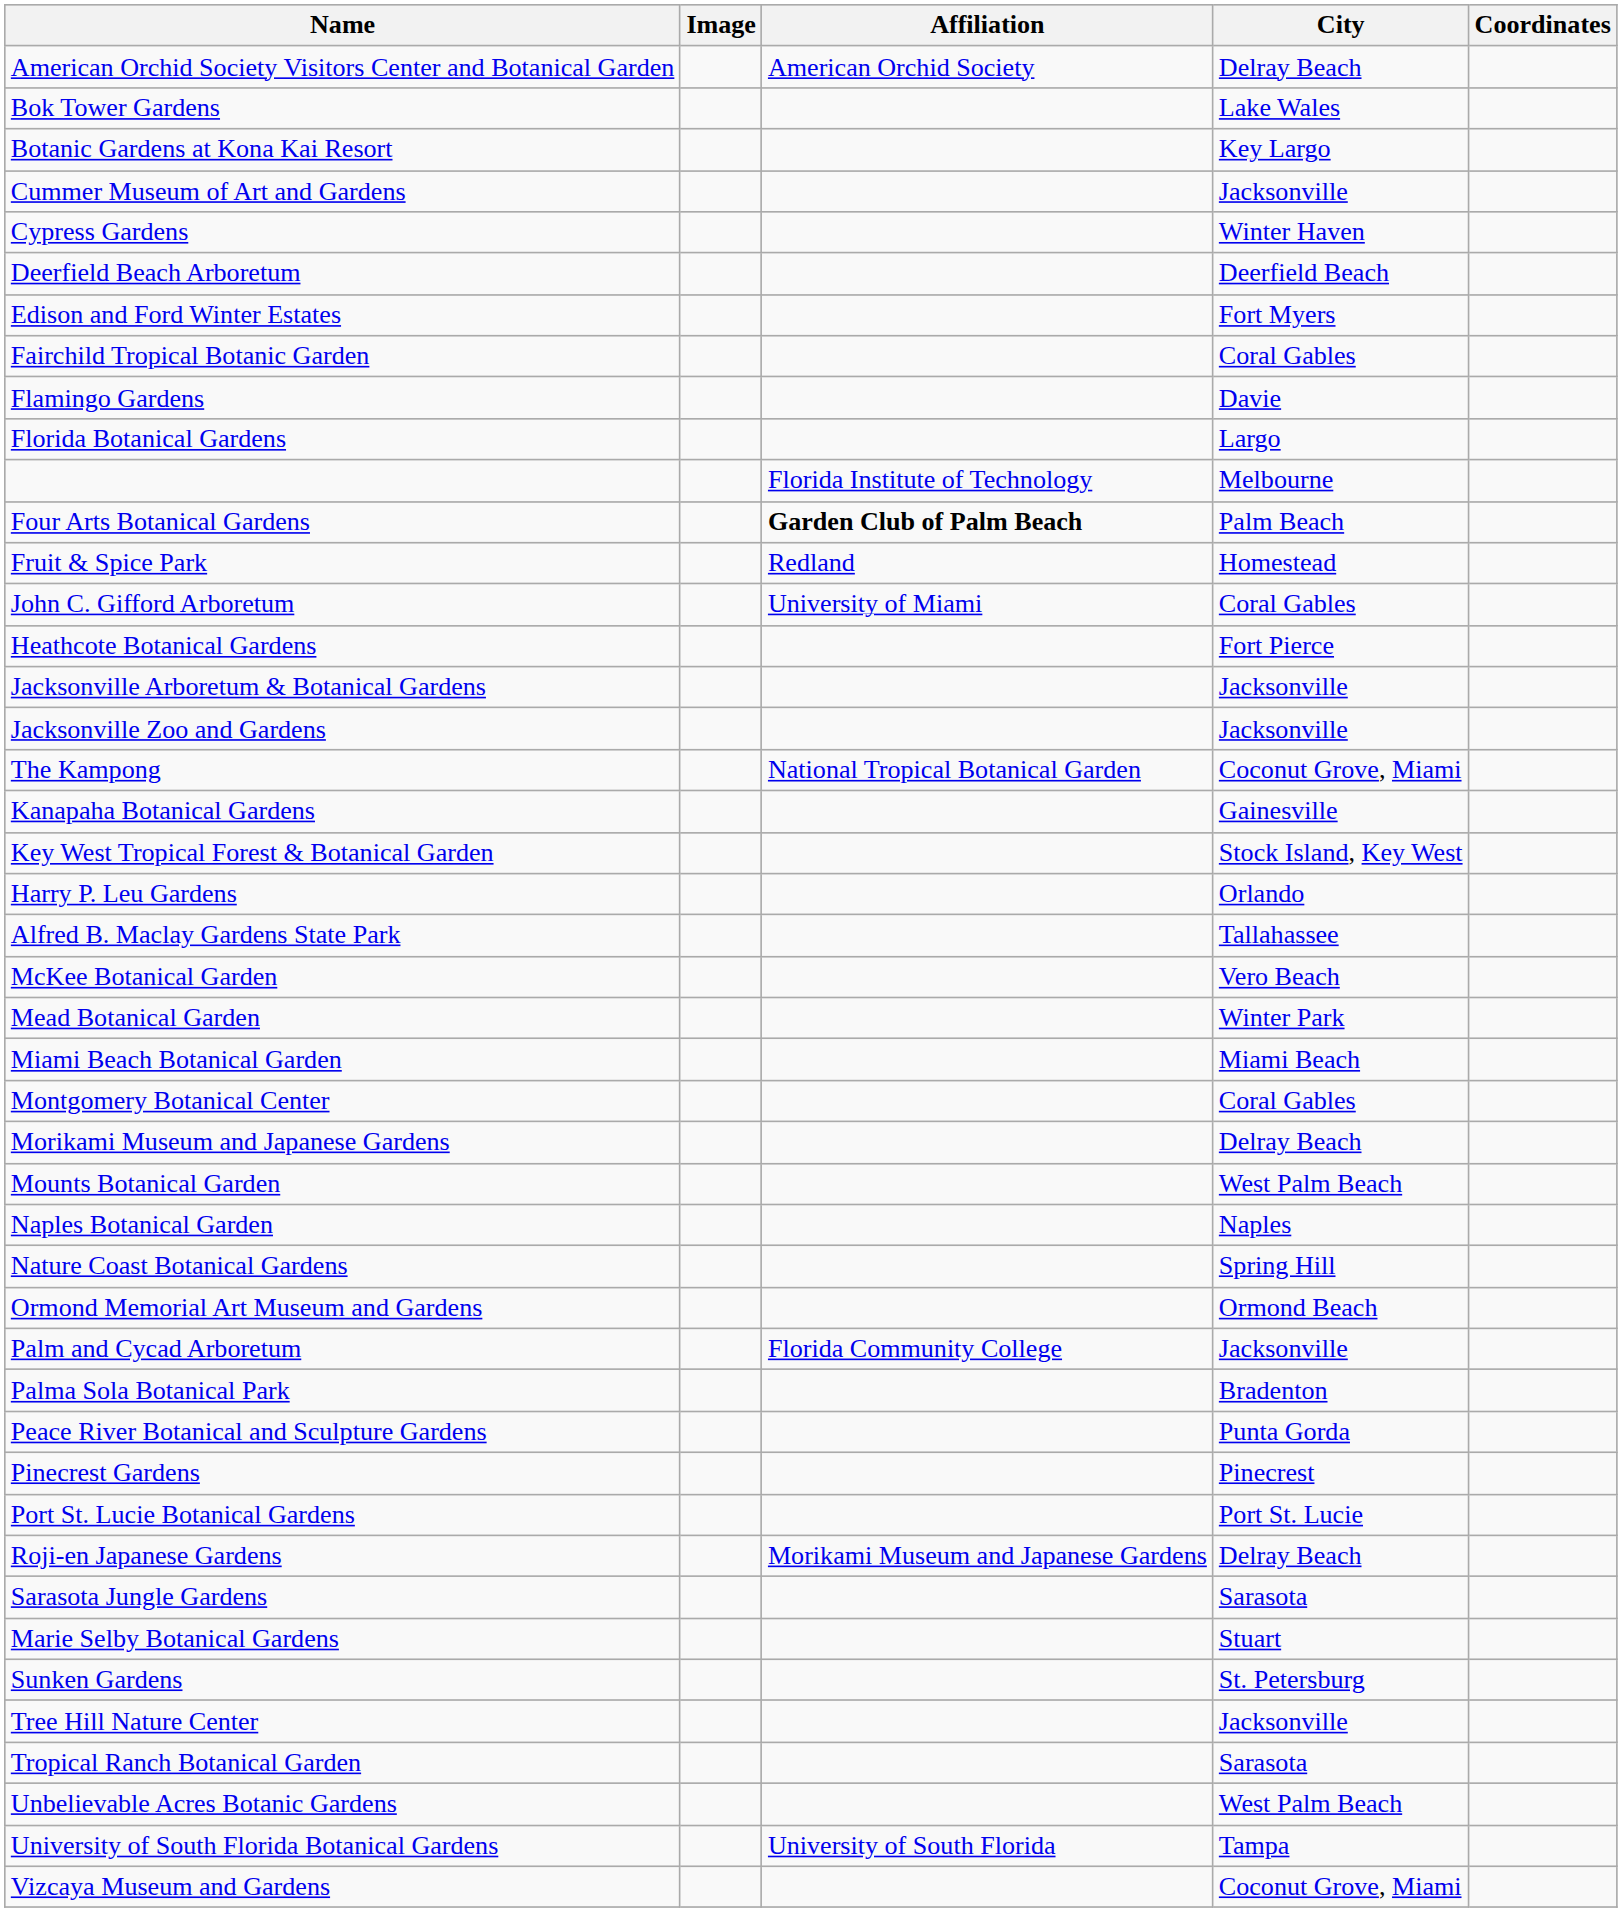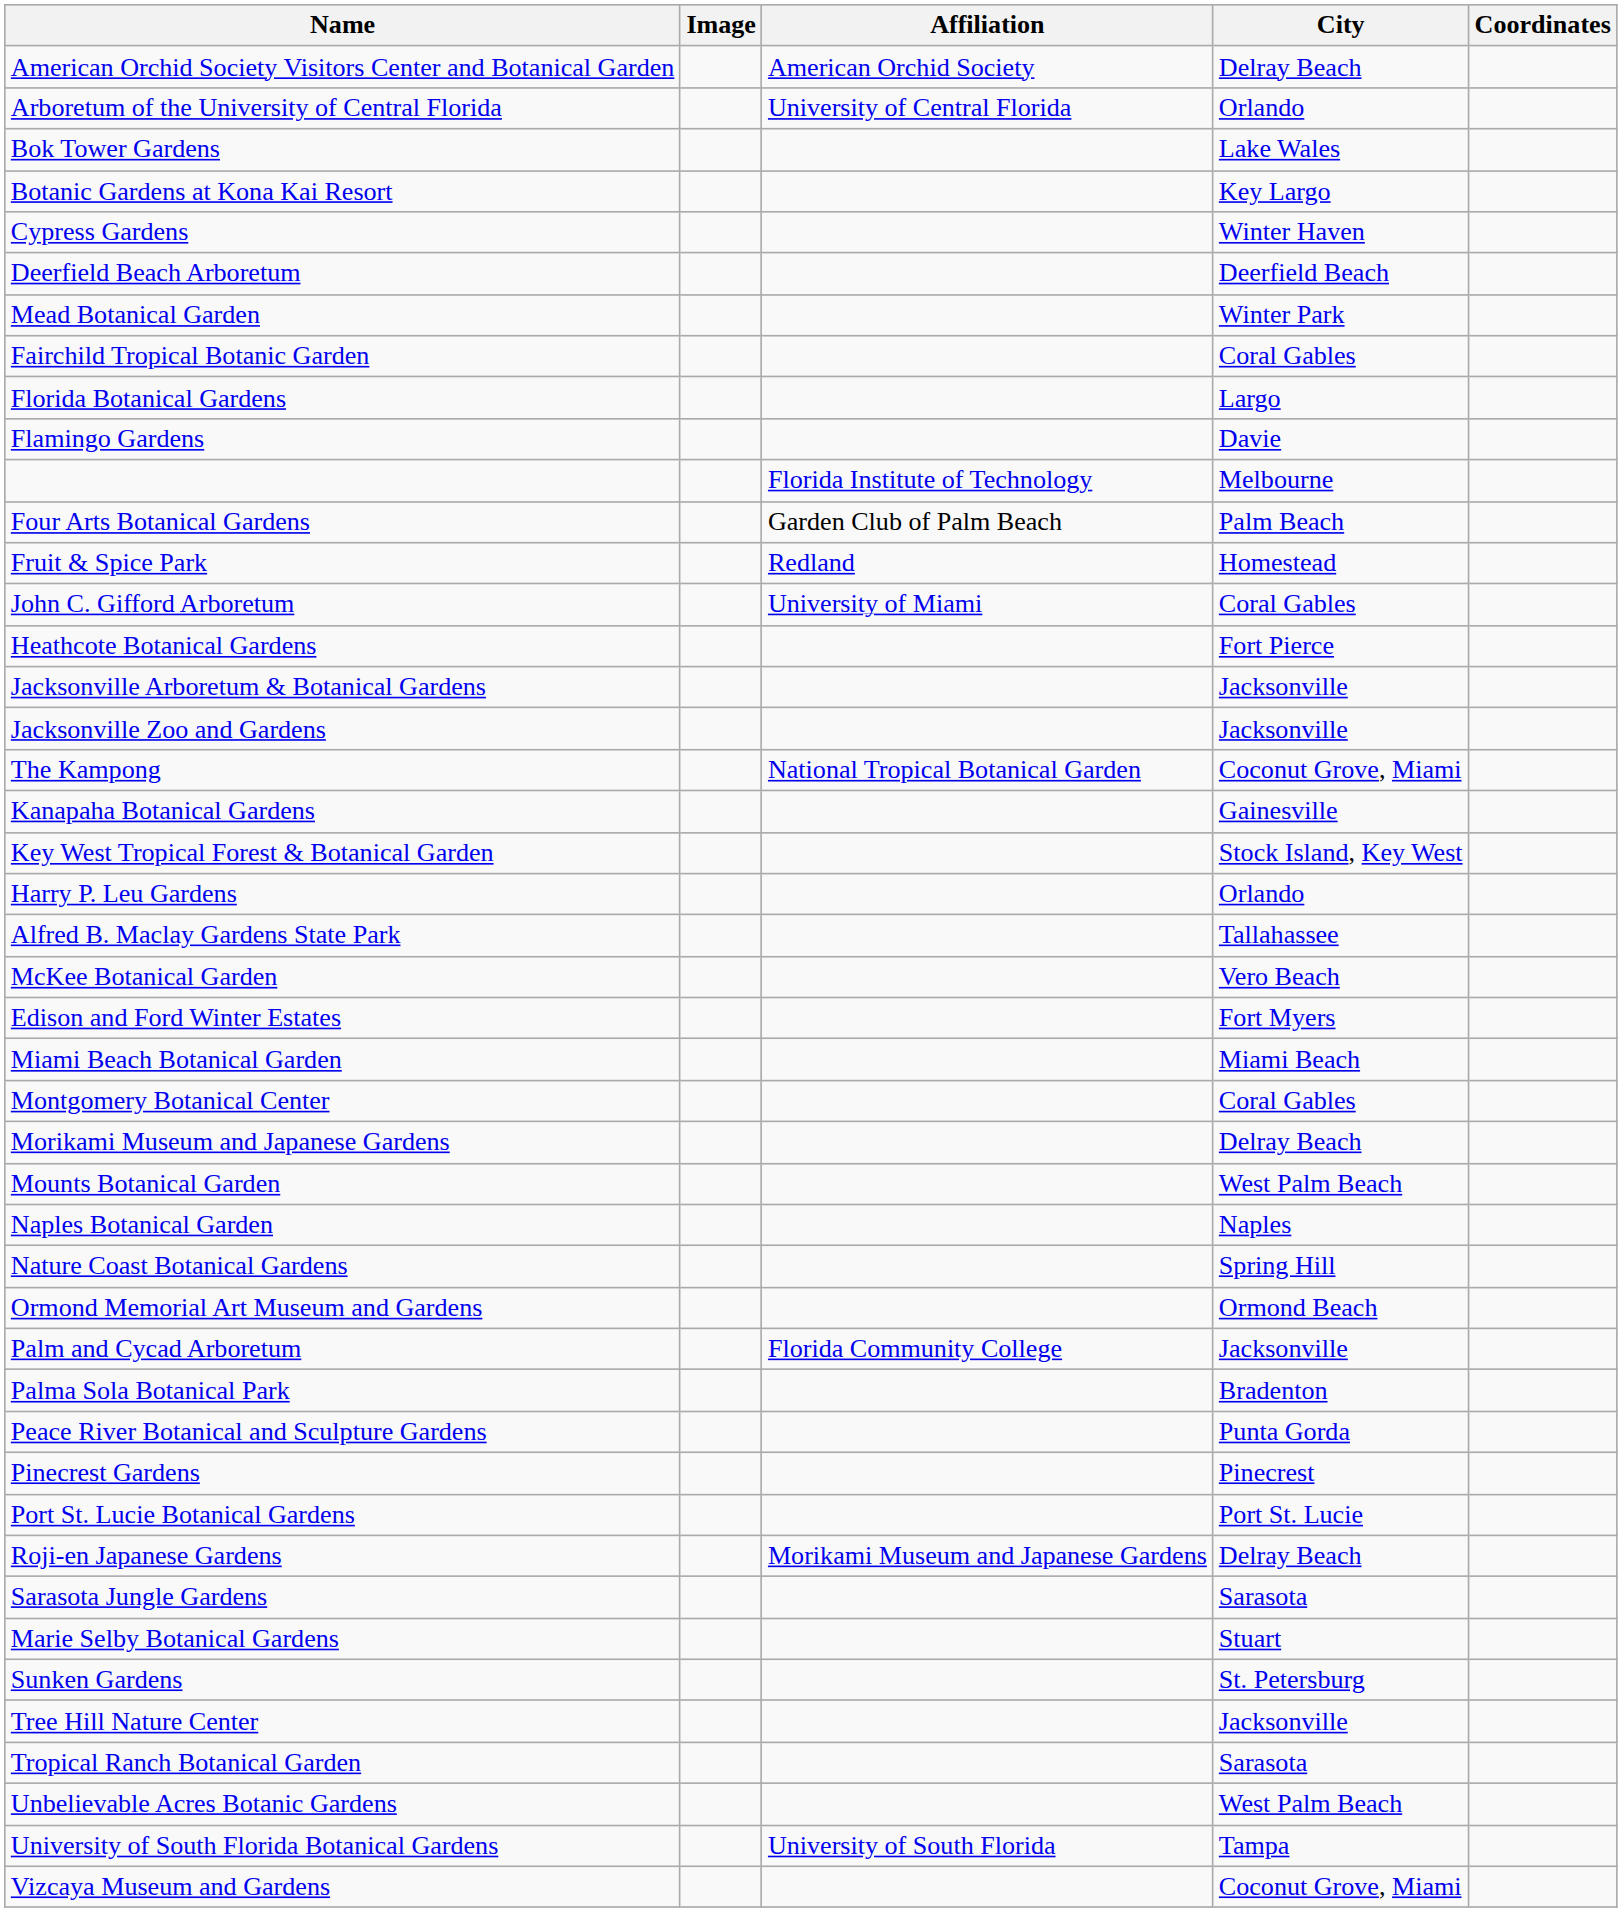+ row: (256, 107)
- row: (208, 190)
rows swapped: (176, 314) <-> (135, 1017)
rows swapped: (108, 397) <-> (148, 438)
(925, 521) bold -> (915, 521) normal
